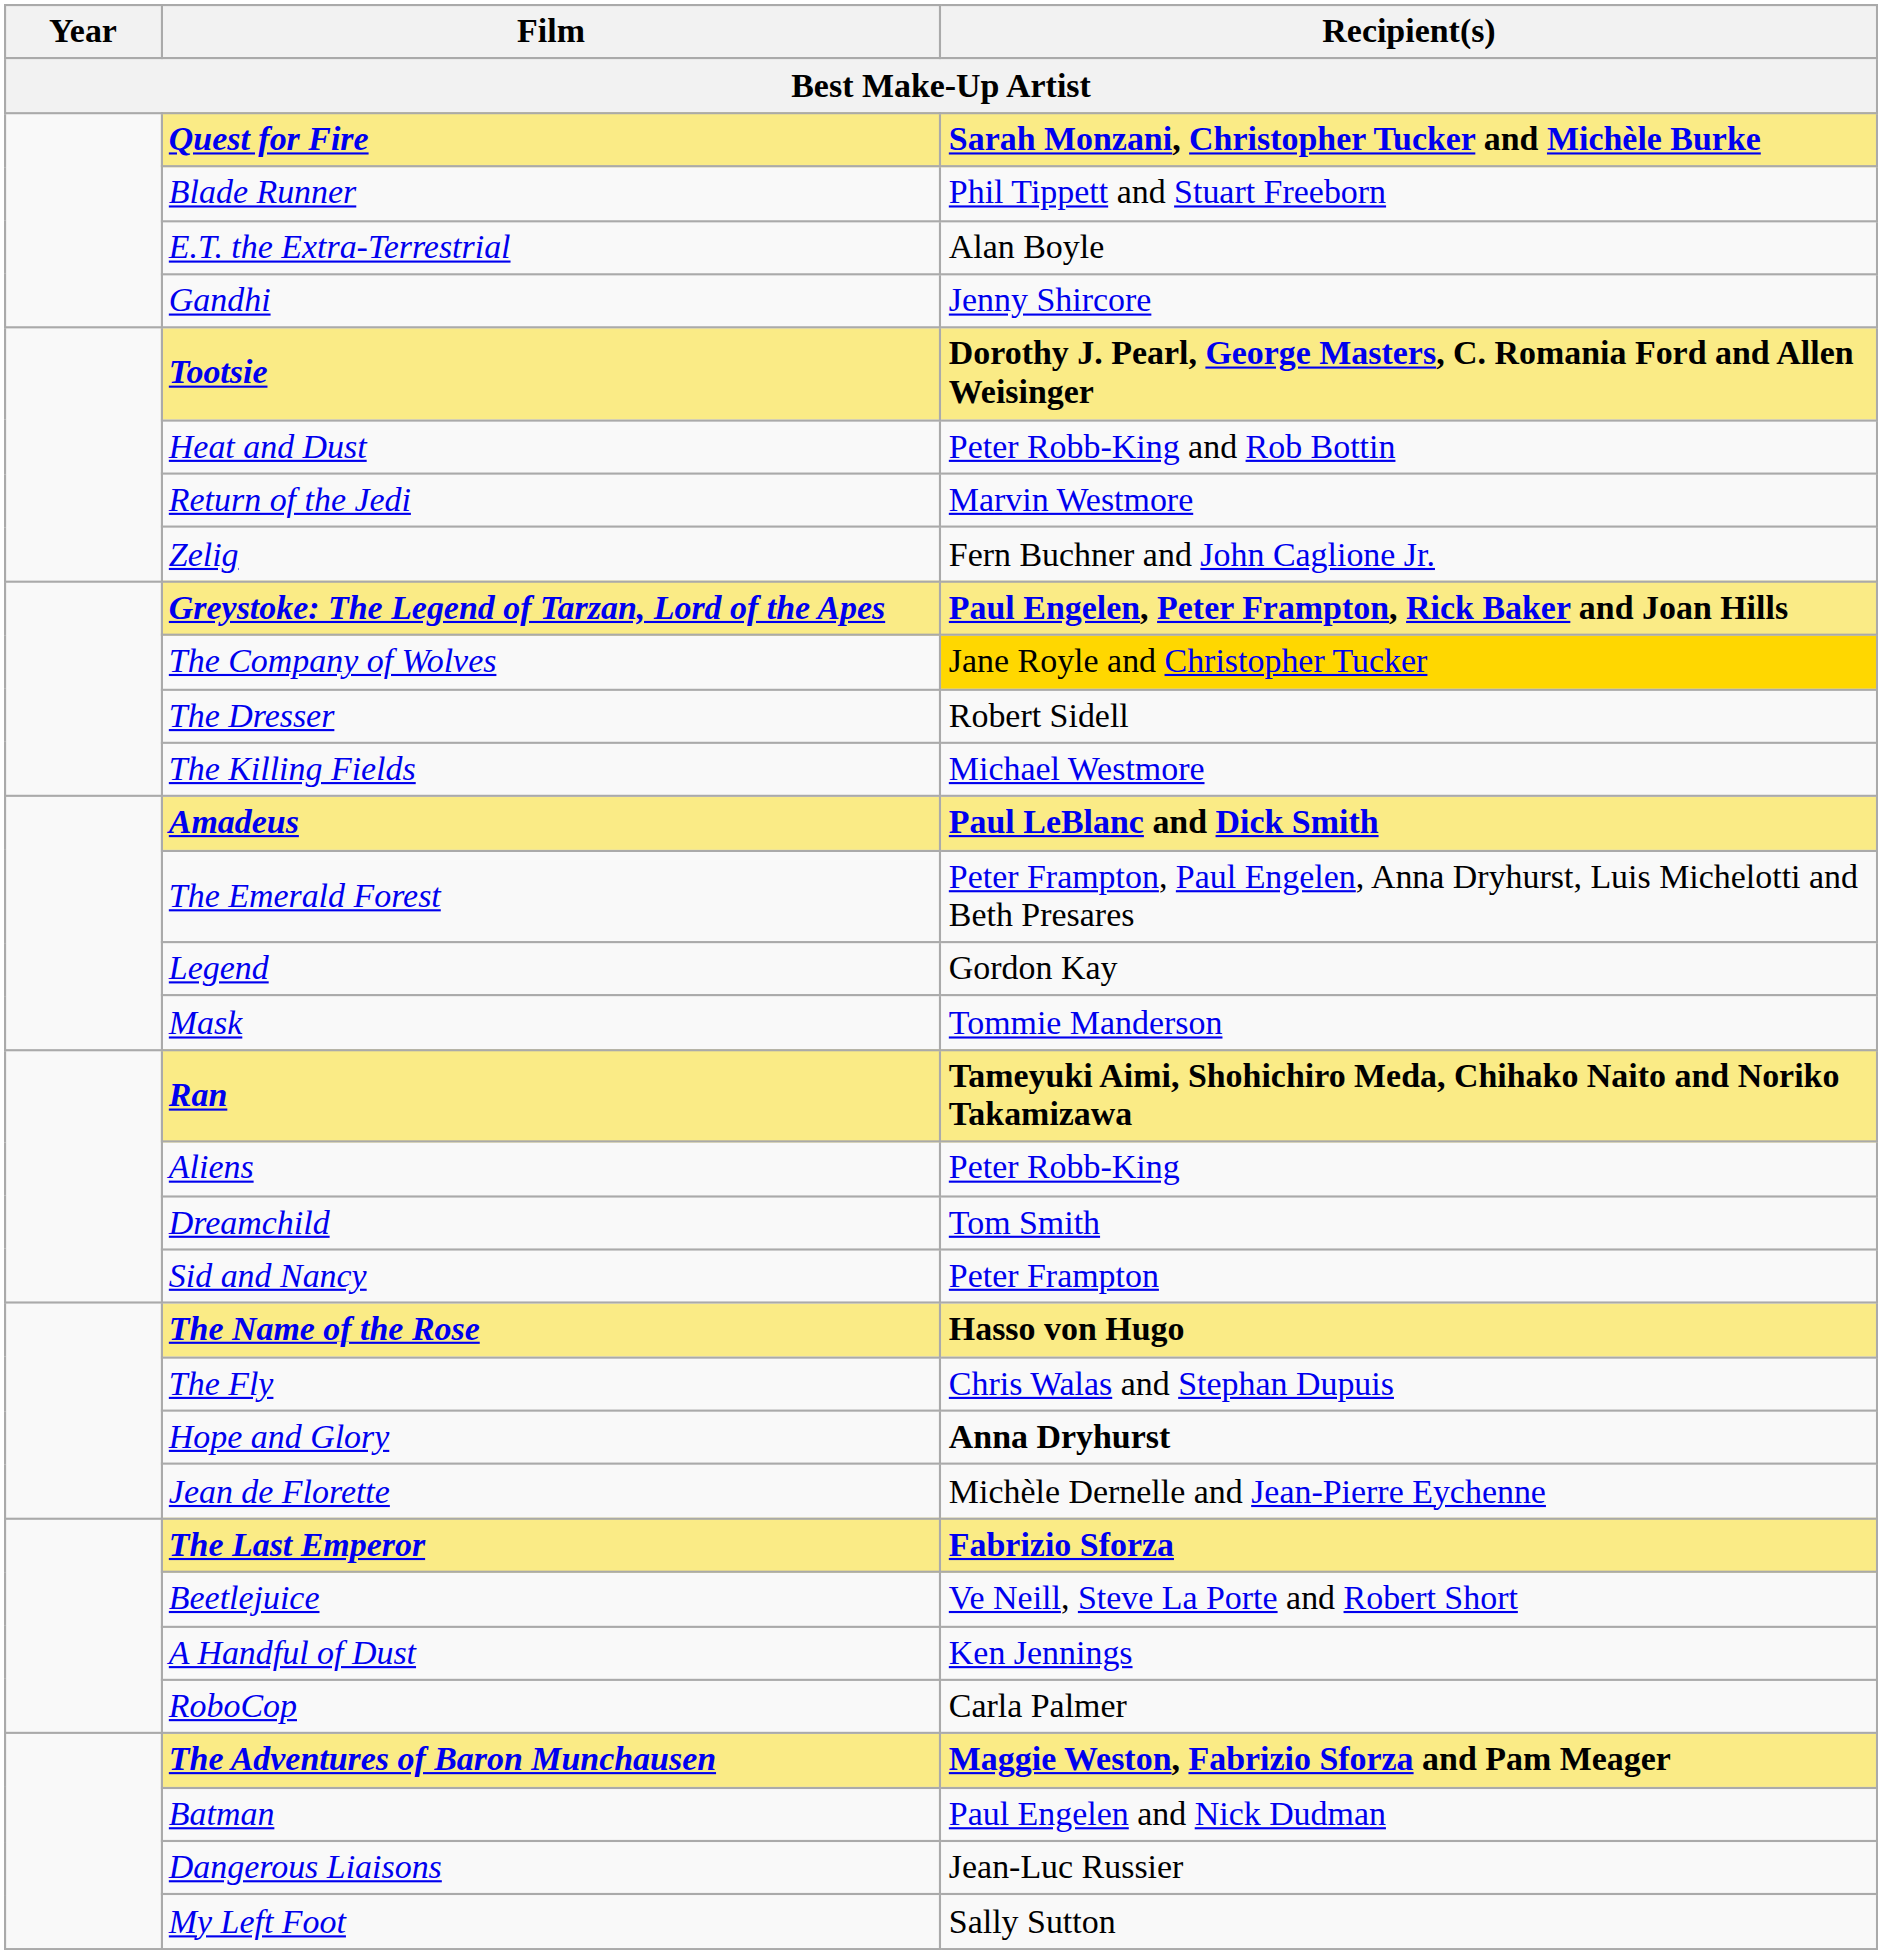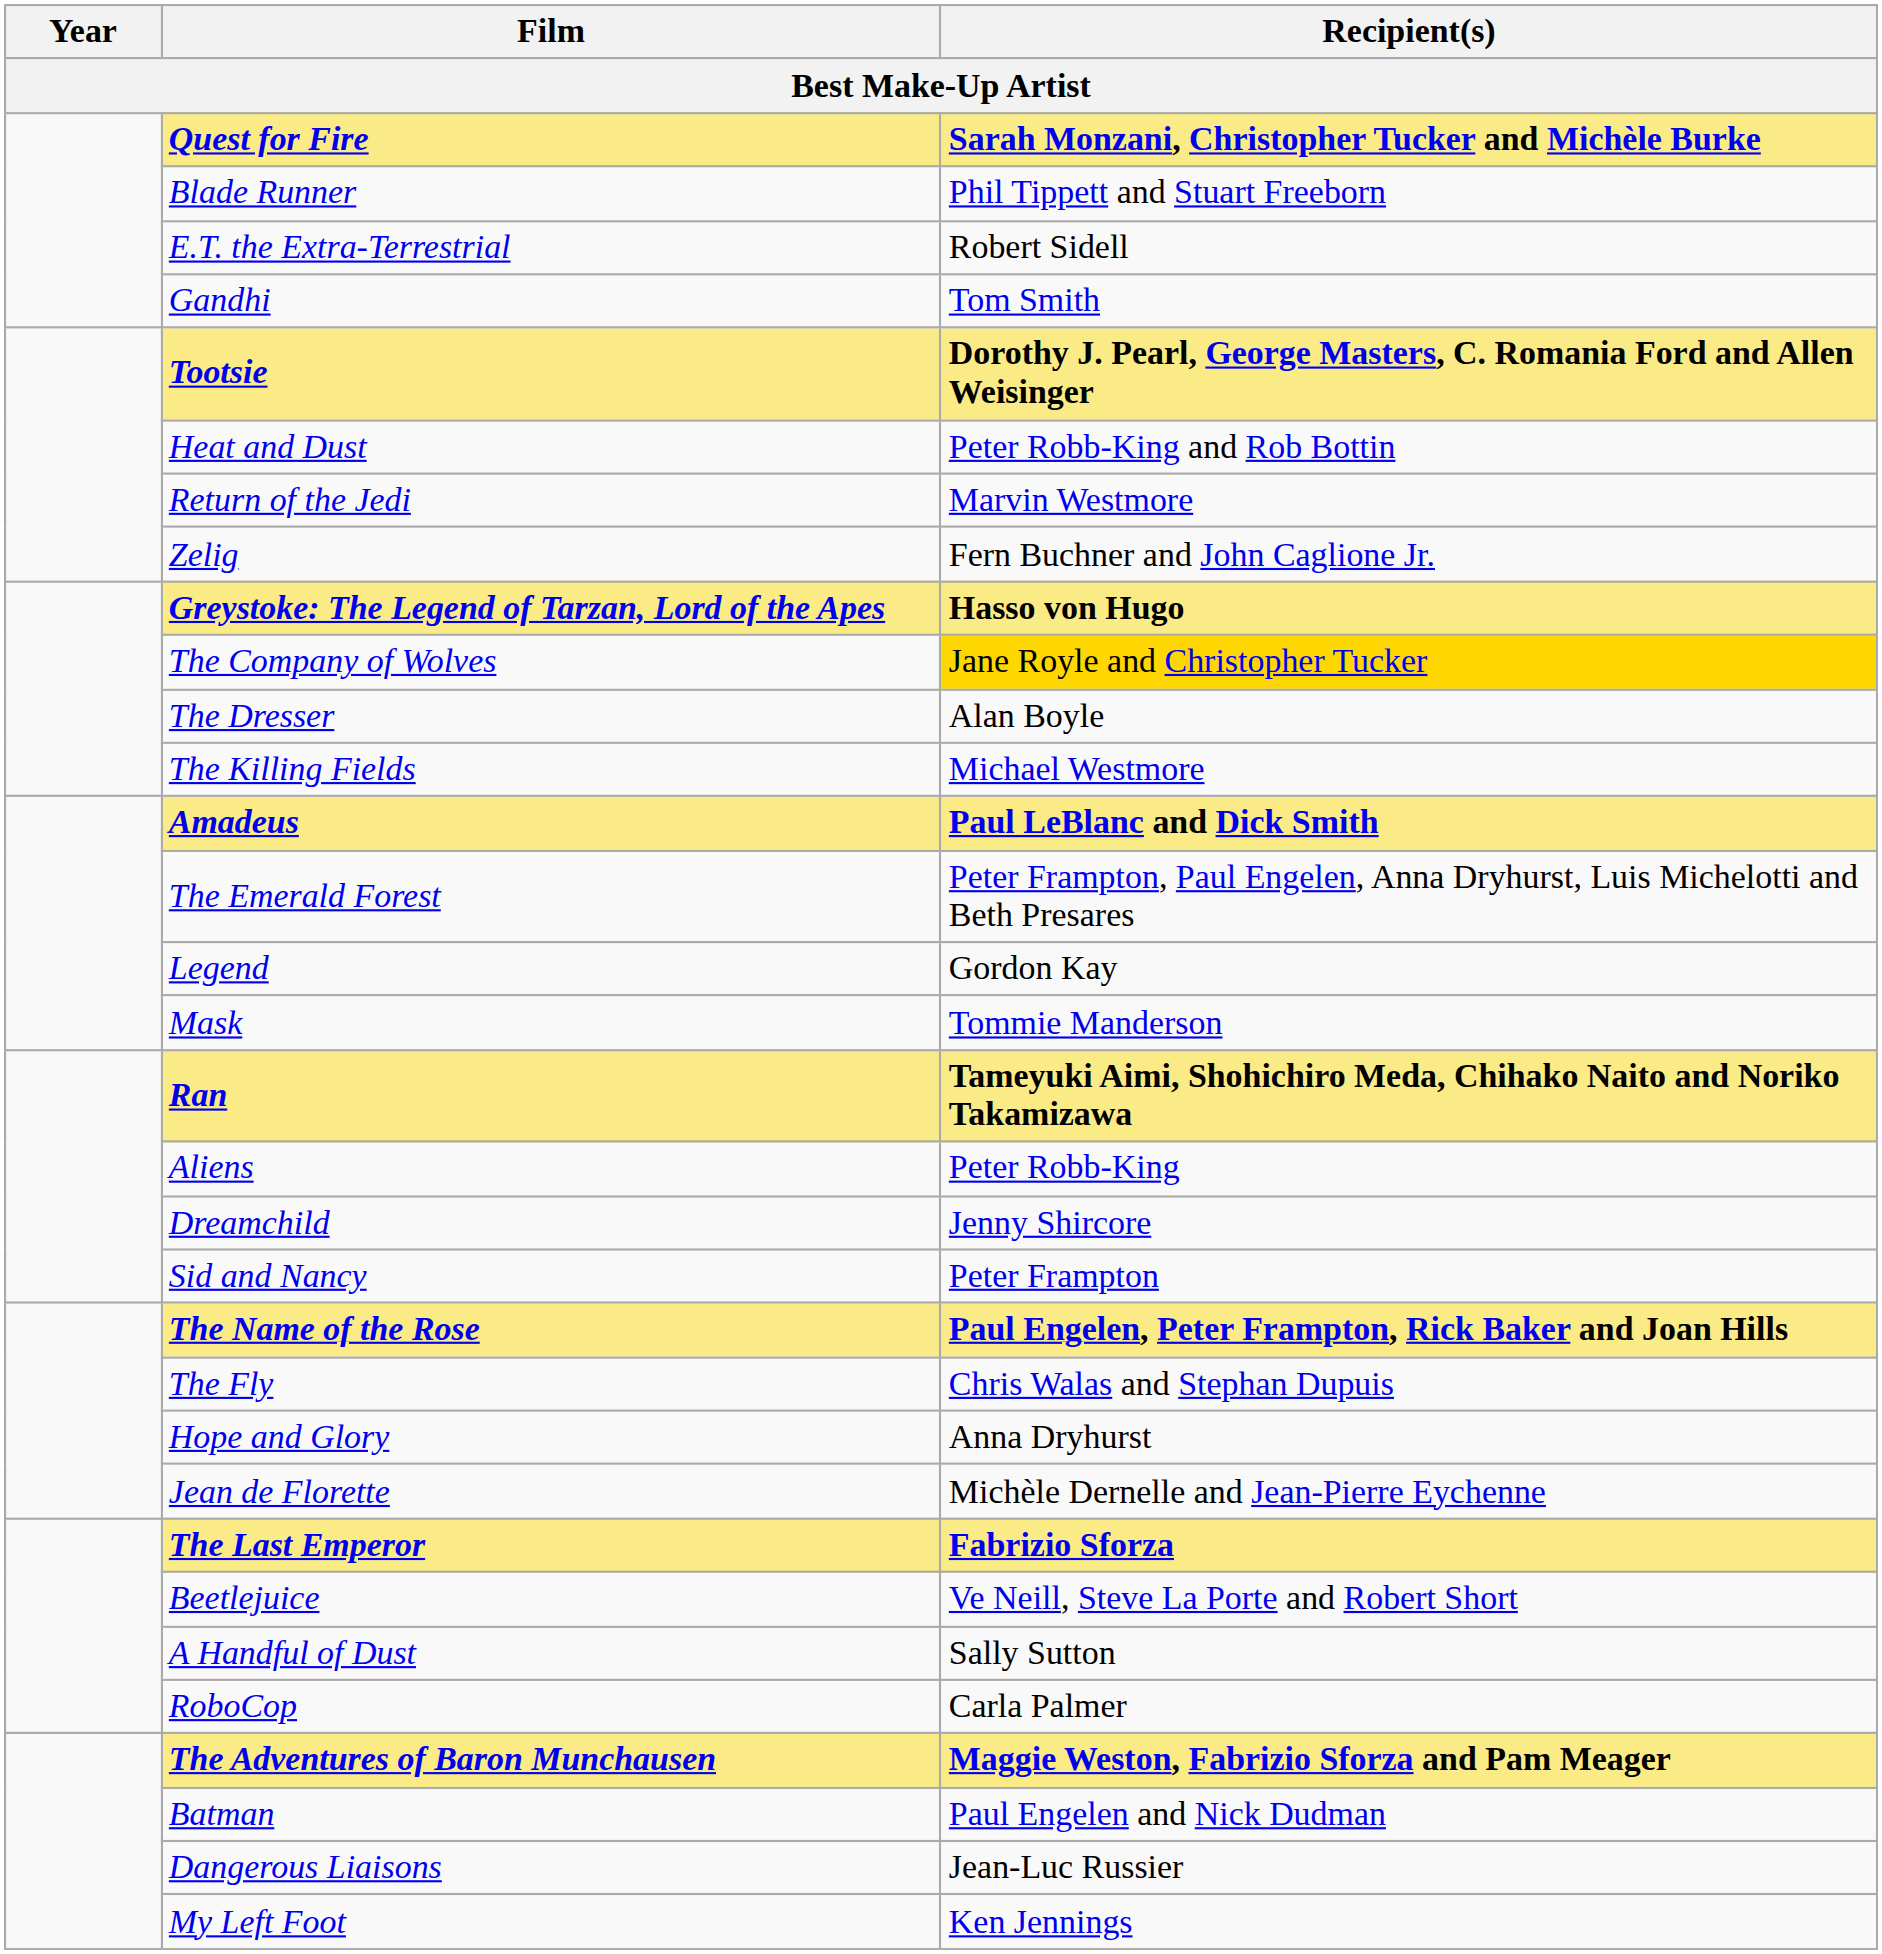(1027, 246) Alan Boyle -> (1039, 246) Robert Sidell
(1050, 300) Jenny Shircore -> (1024, 300) Tom Smith
(1368, 607) Paul Engelen, Peter Frampton, Rick Baker and Joan Hills -> (1067, 607) Hasso von Hugo
(1039, 715) Robert Sidell -> (1027, 715) Alan Boyle
(1024, 1221) Tom Smith -> (1050, 1221) Jenny Shircore
(1067, 1329) Hasso von Hugo -> (1368, 1329) Paul Engelen, Peter Frampton, Rick Baker and Joan Hills
(1060, 1436) bold -> (1050, 1436) normal
(1041, 1652) Ken Jennings -> (1032, 1652) Sally Sutton
(1032, 1921) Sally Sutton -> (1041, 1921) Ken Jennings
